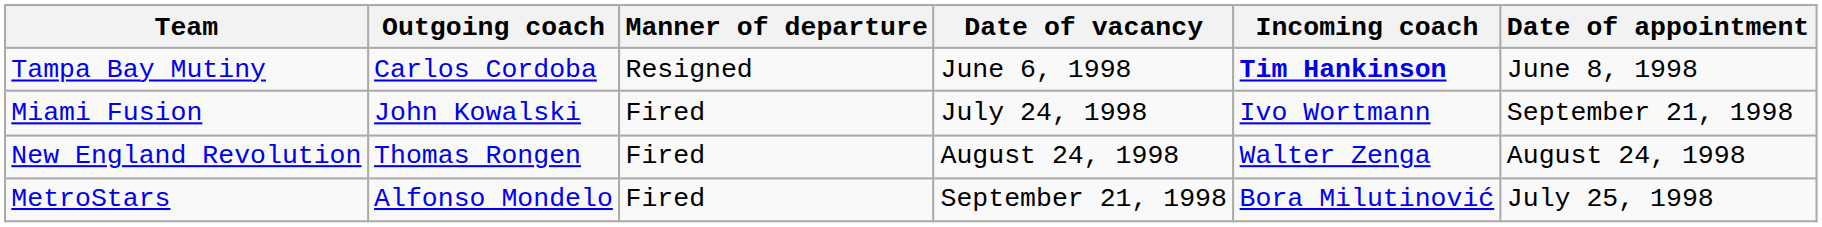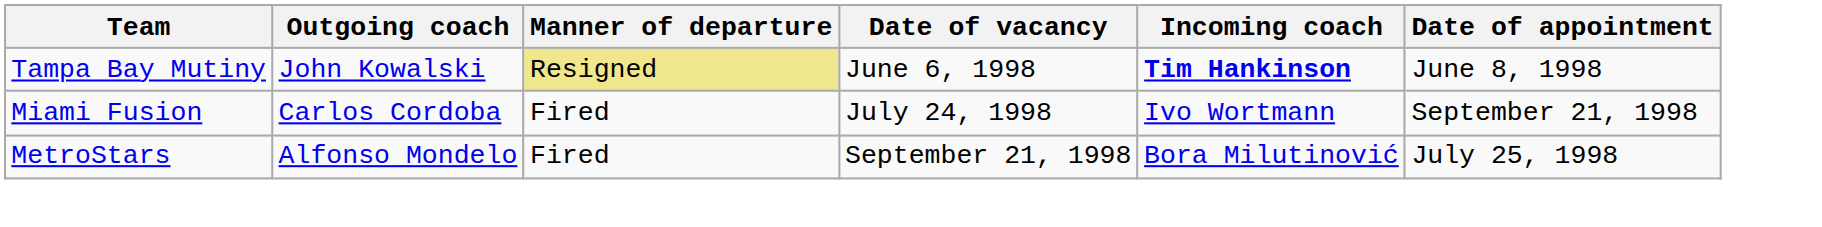(486, 70) Carlos Cordoba -> (382, 70) John Kowalski
(689, 70) no background -> (594, 70) khaki background
(478, 113) John Kowalski -> (390, 113) Carlos Cordoba
- row: (186, 156)
